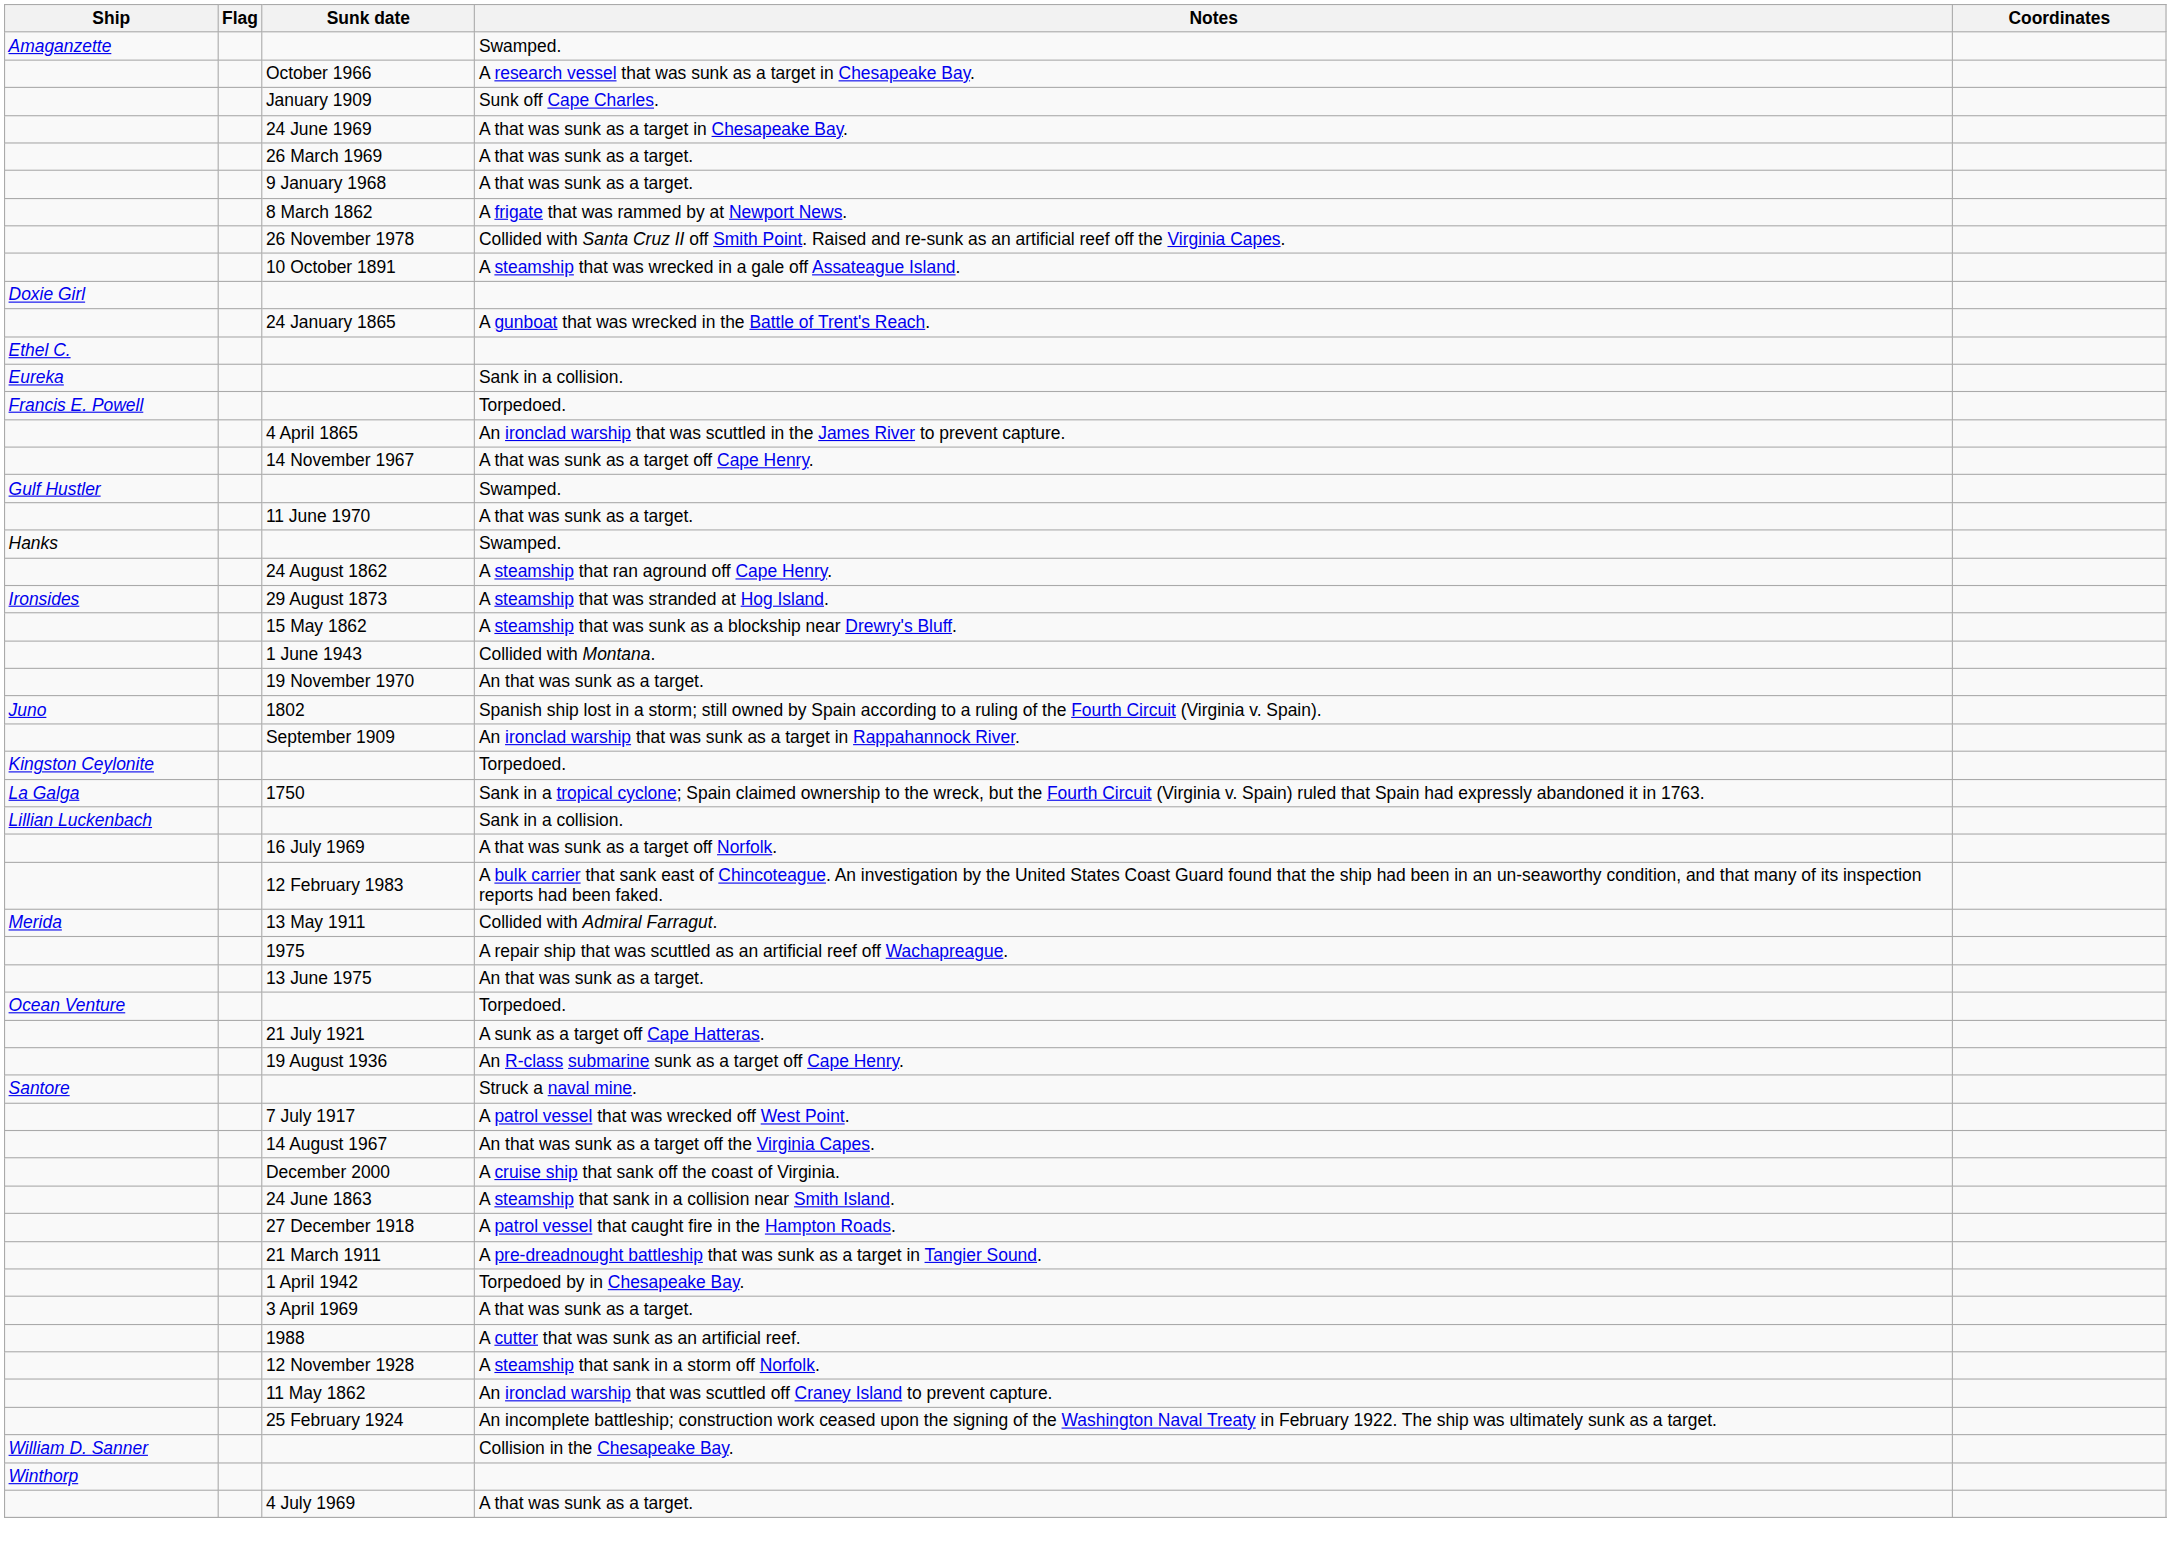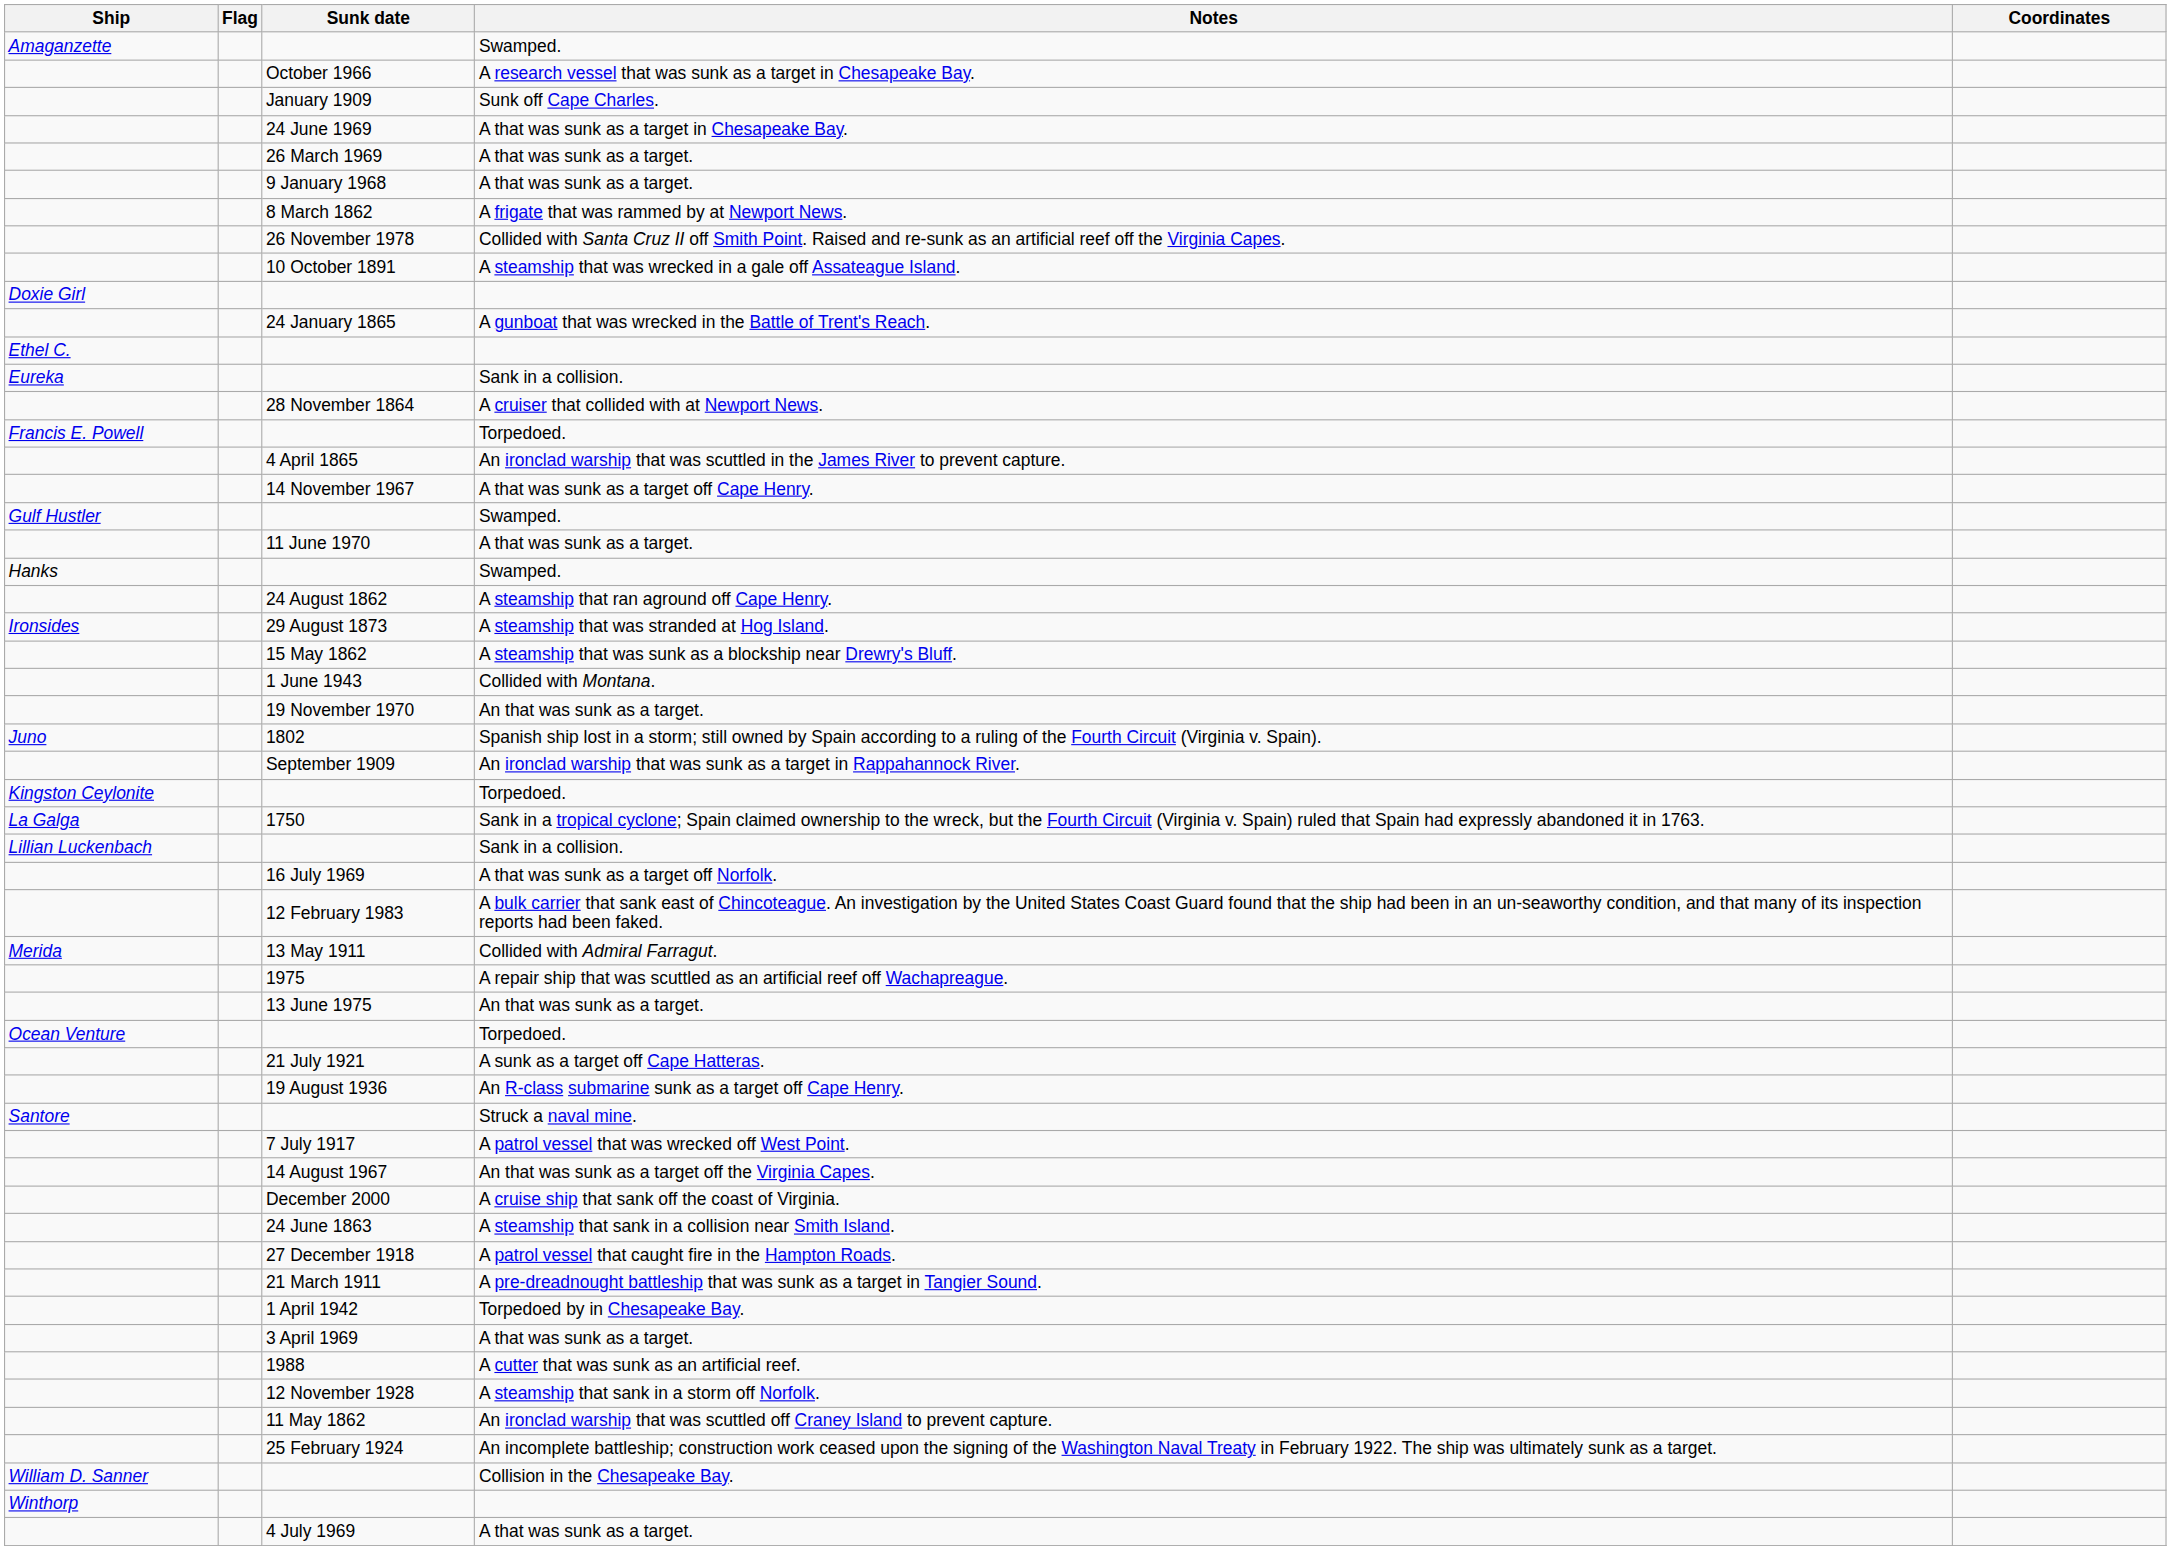+ row: (111, 406)
